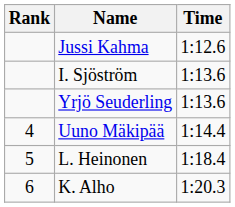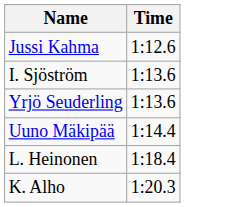- column: (29, 18)
